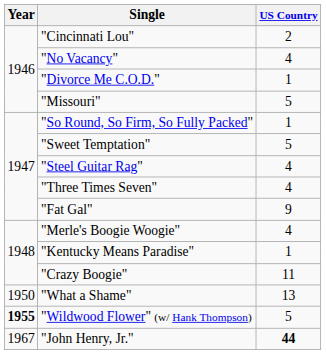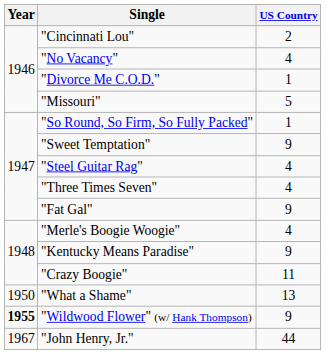(289, 144) 5 -> (289, 144) 9
(289, 252) 1 -> (289, 252) 9
(289, 317) 5 -> (289, 317) 9
(289, 338) bold -> (289, 338) normal
